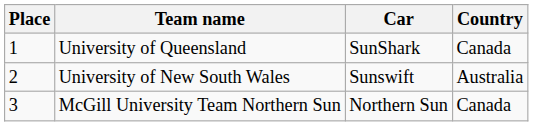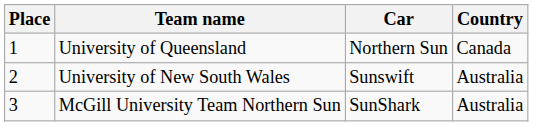(385, 47) SunShark -> (399, 47) Northern Sun
(399, 105) Northern Sun -> (385, 105) SunShark
(484, 105) Canada -> (490, 105) Australia
